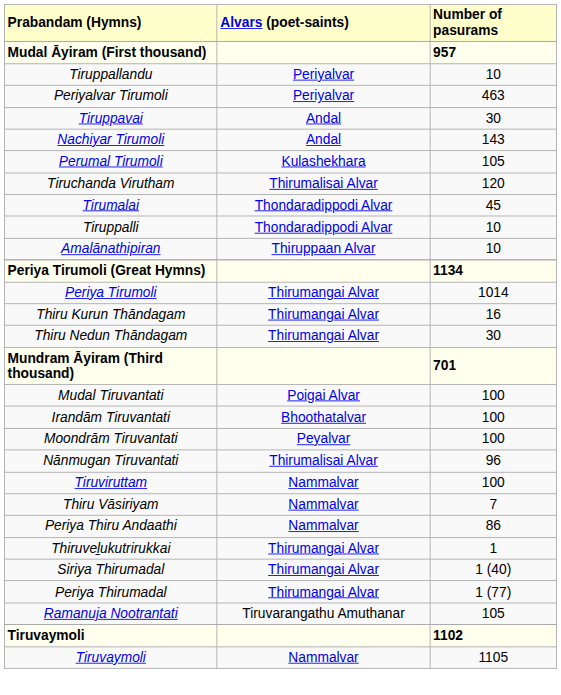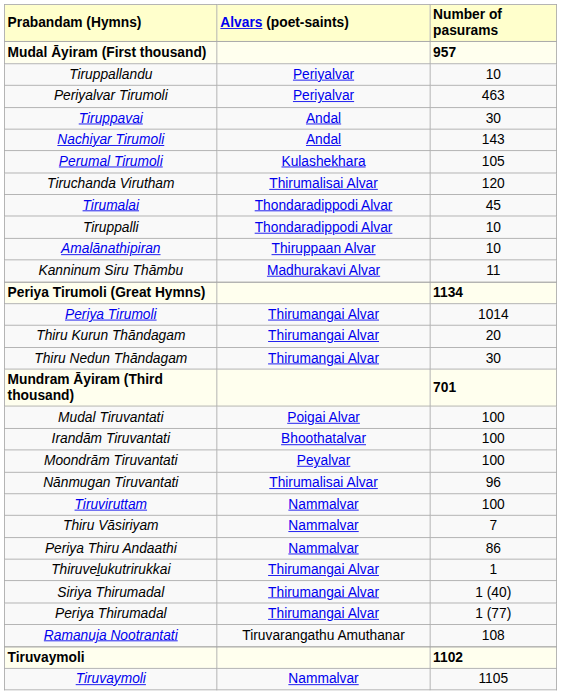+ row: (111, 270)
(493, 314) 16 -> (493, 336) 20
(493, 613) 105 -> (493, 635) 108
